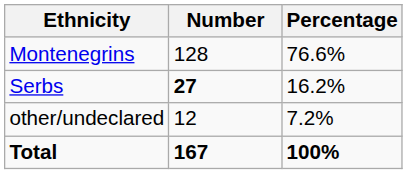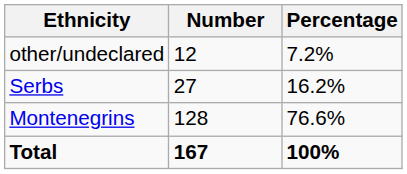rows swapped: (72, 53) <-> (87, 119)
(185, 86) bold -> (185, 86) normal
